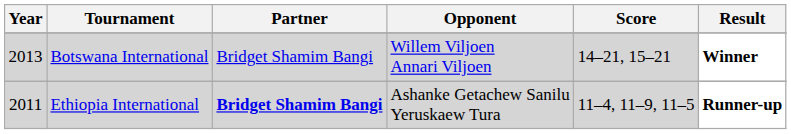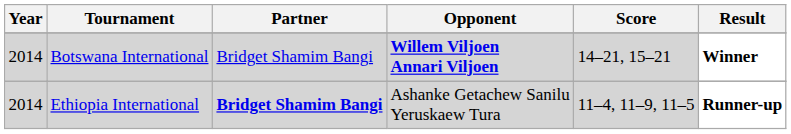(26, 56) 2013 -> (26, 56) 2014
(443, 56) normal -> (445, 56) bold
(26, 105) 2011 -> (26, 105) 2014
